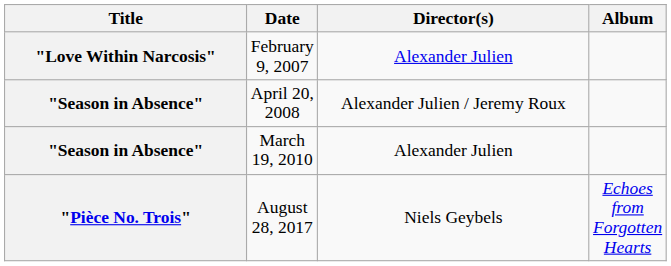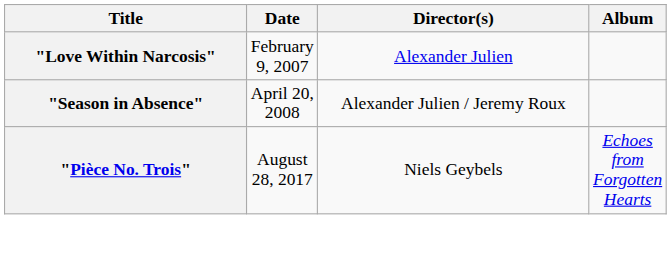- row: (282, 150)
